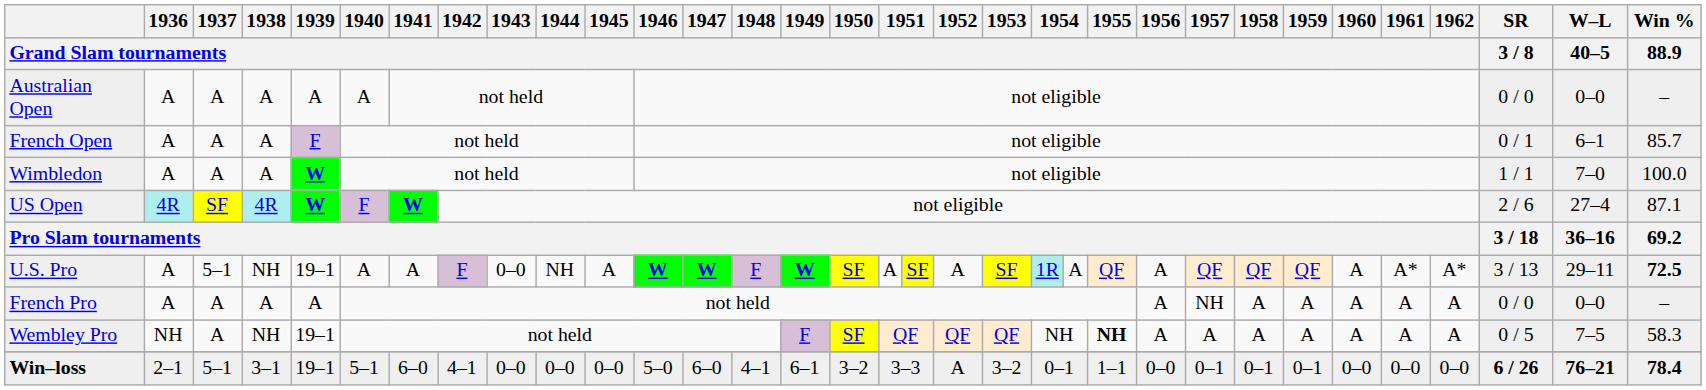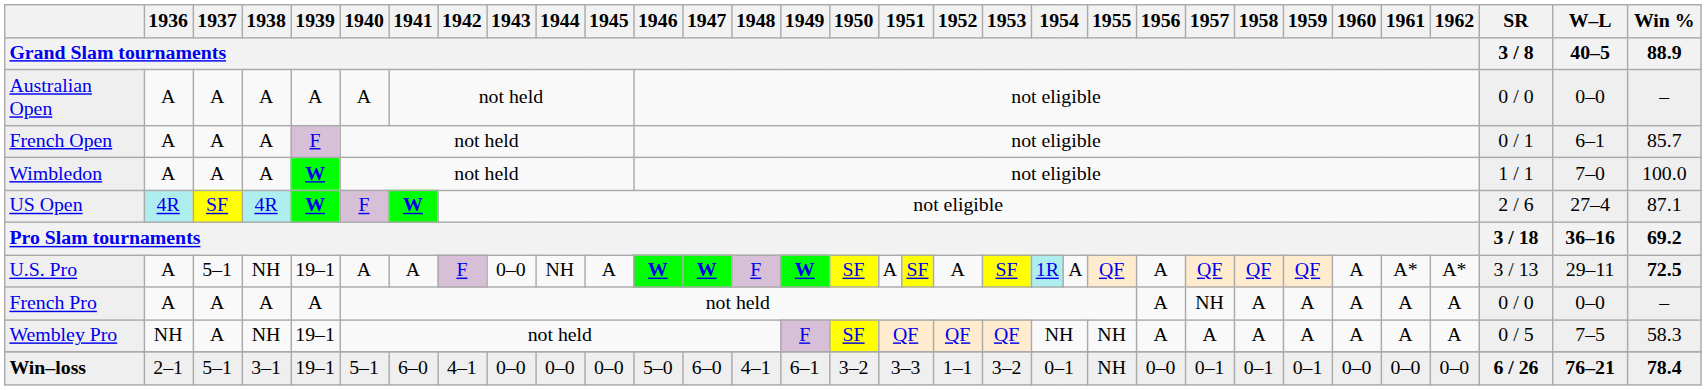(1112, 335) bold -> (1112, 335) normal
(958, 367) A -> (958, 367) 1–1
(1112, 367) 1–1 -> (1112, 367) NH
